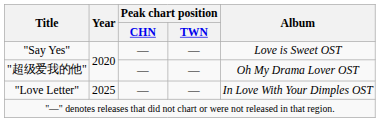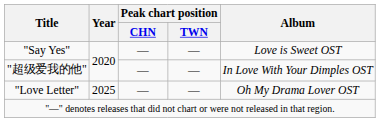(298, 70) Oh My Drama Lover OST -> (298, 70) In Love With Your Dimples OST
(298, 90) In Love With Your Dimples OST -> (298, 90) Oh My Drama Lover OST
